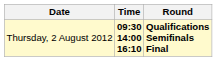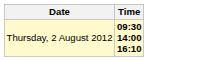- column: (178, 12)
